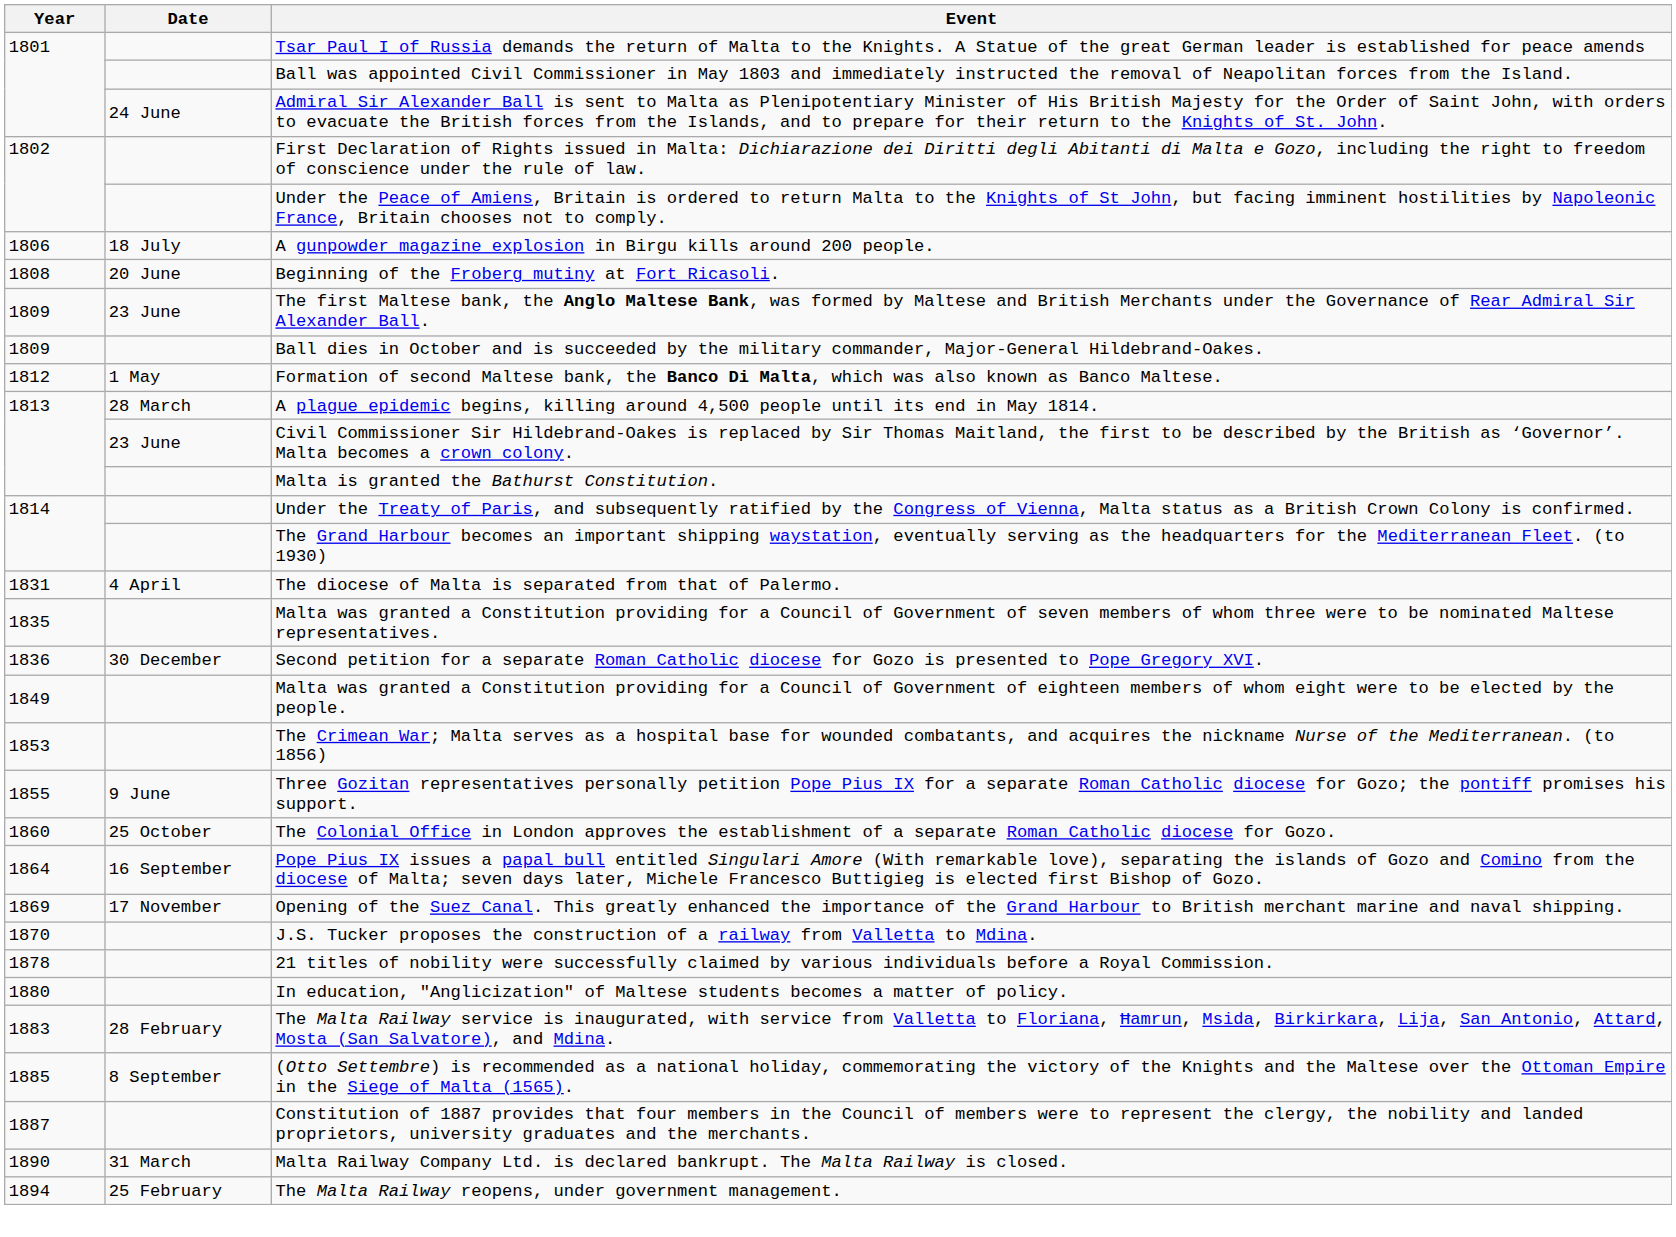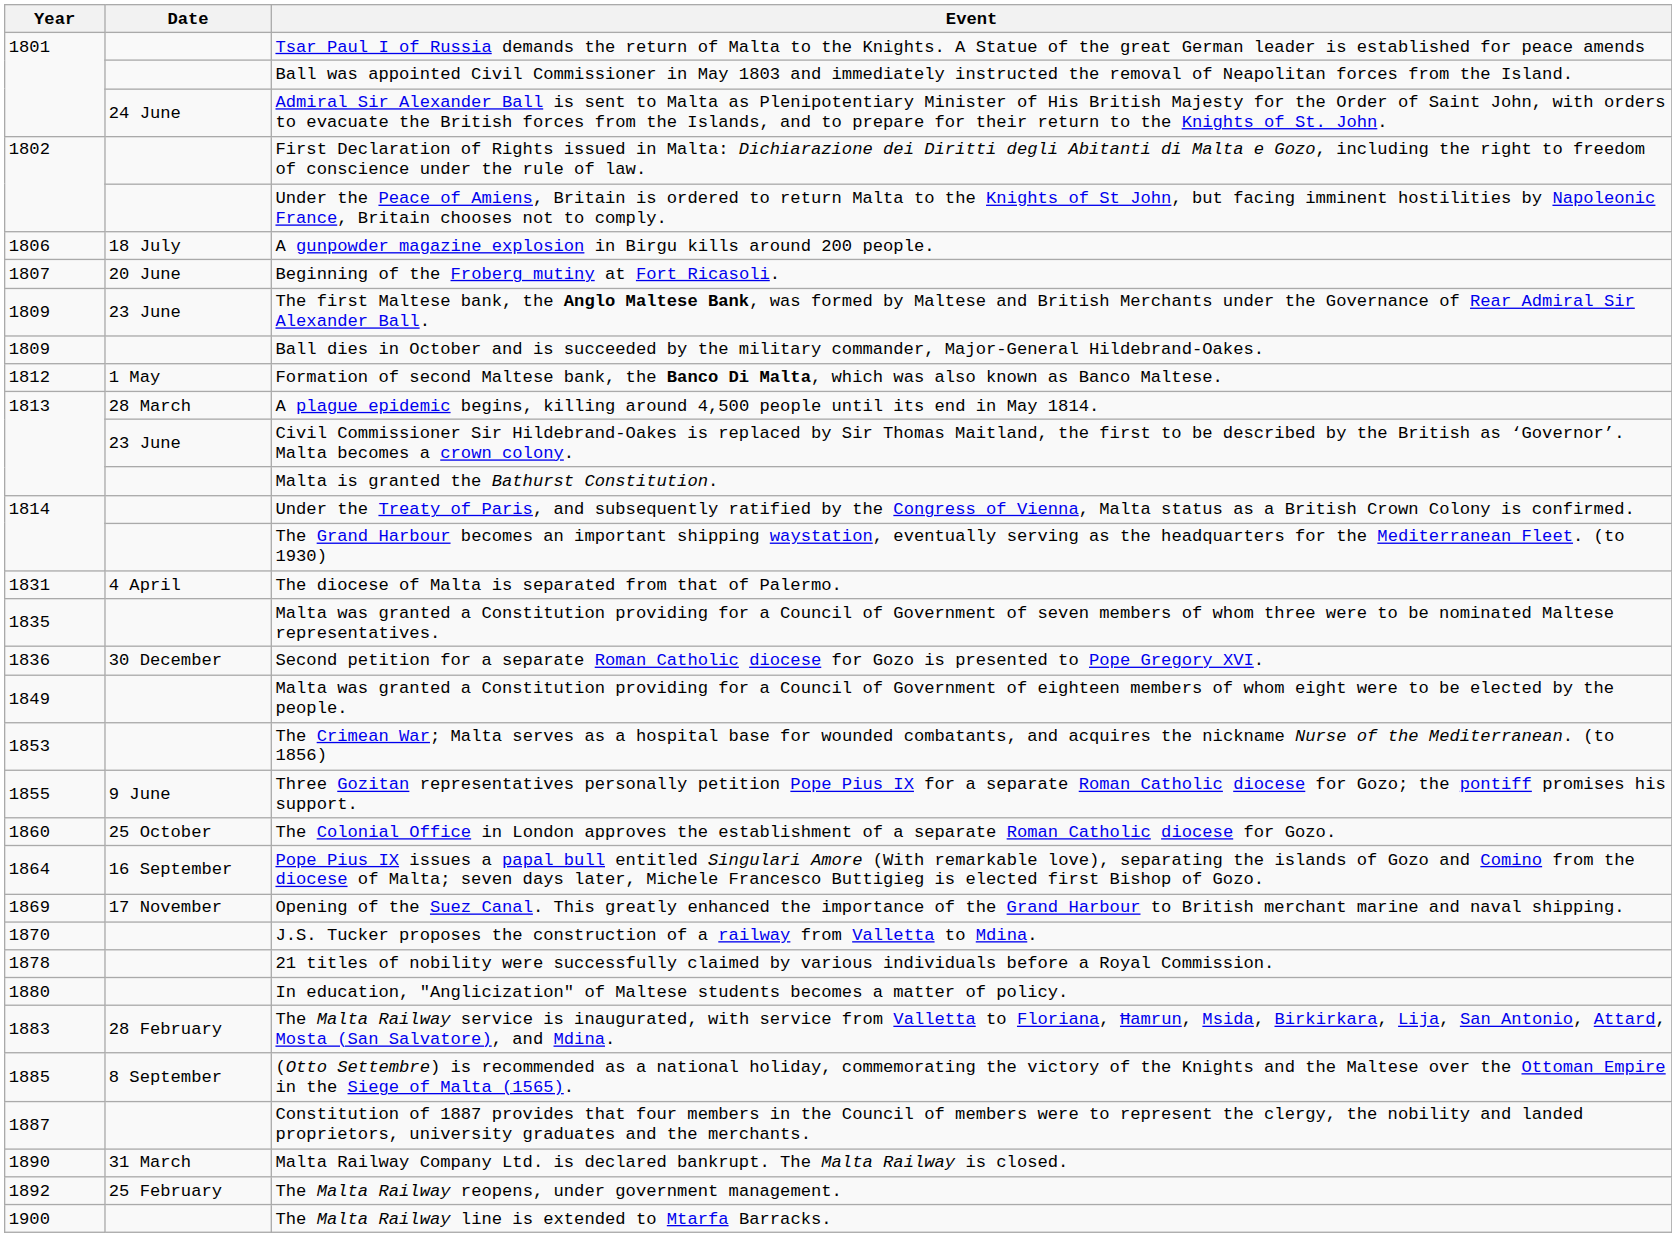(29, 274) 1808 -> (29, 274) 1807
(29, 1191) 1894 -> (29, 1191) 1892
+ row: (554, 1219)
